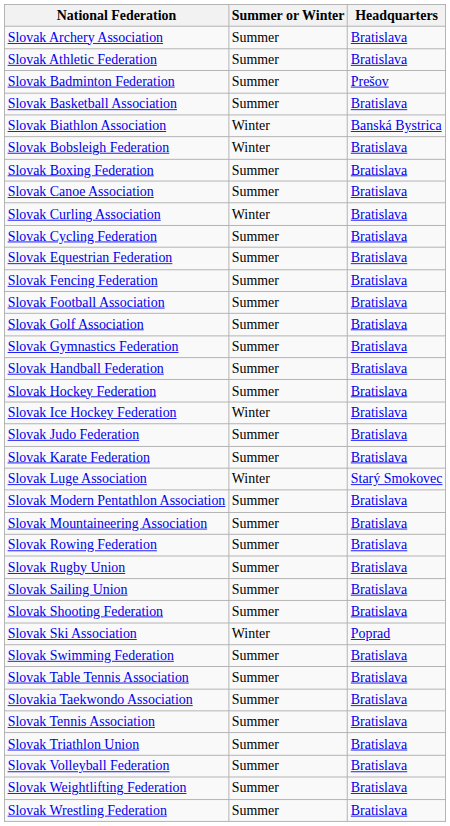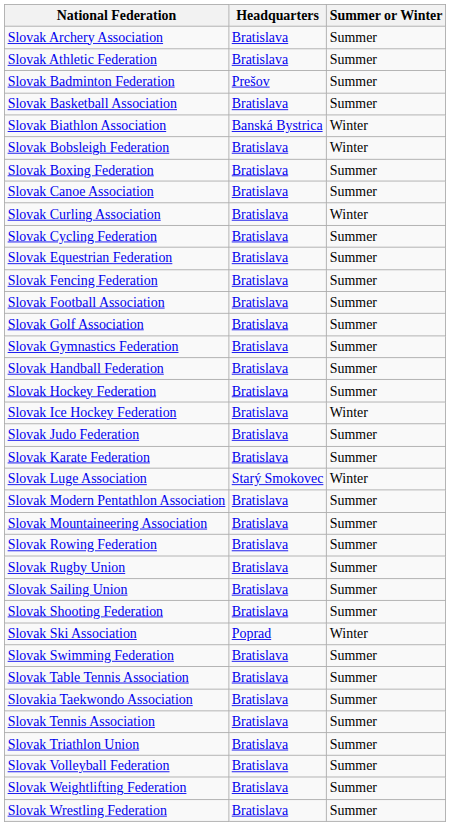columns swapped: (288, 15) <-> (397, 15)
